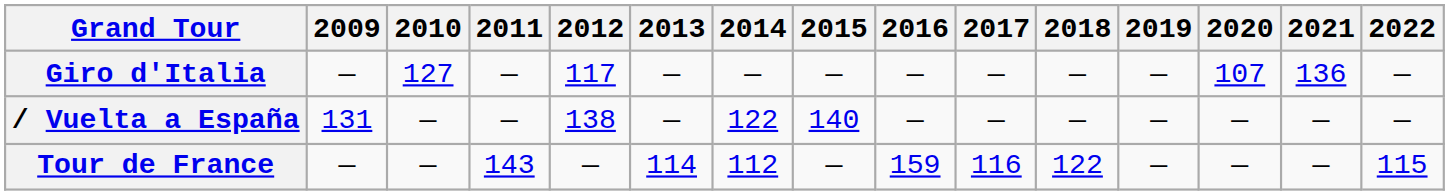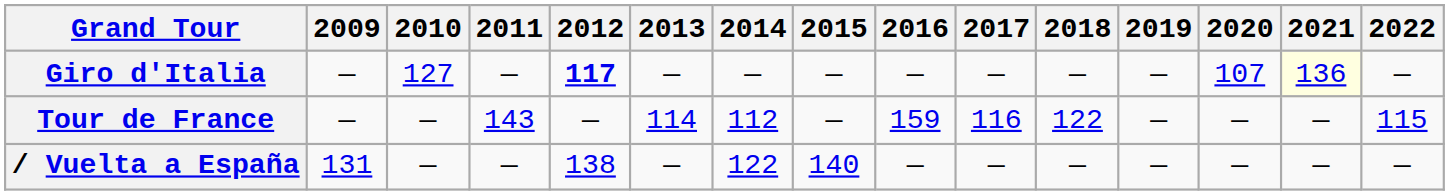(590, 74) normal -> (590, 74) bold
(1321, 74) no background -> (1321, 74) lightyellow background
rows swapped: (156, 166) <-> (156, 120)
